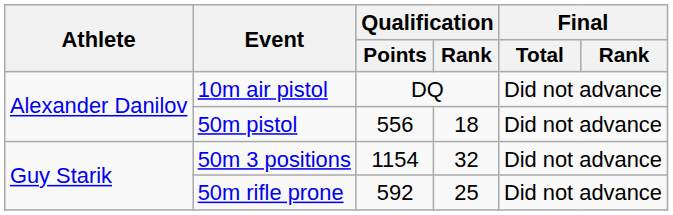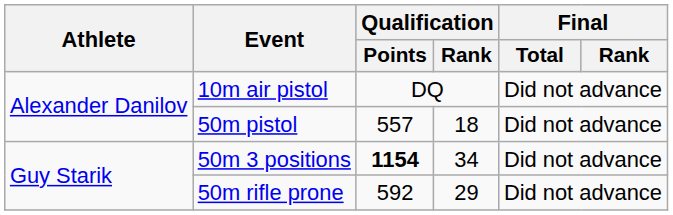(395, 124) 556 -> (395, 124) 557
(395, 159) normal -> (395, 159) bold
(466, 159) 32 -> (466, 159) 34
(466, 193) 25 -> (466, 193) 29
